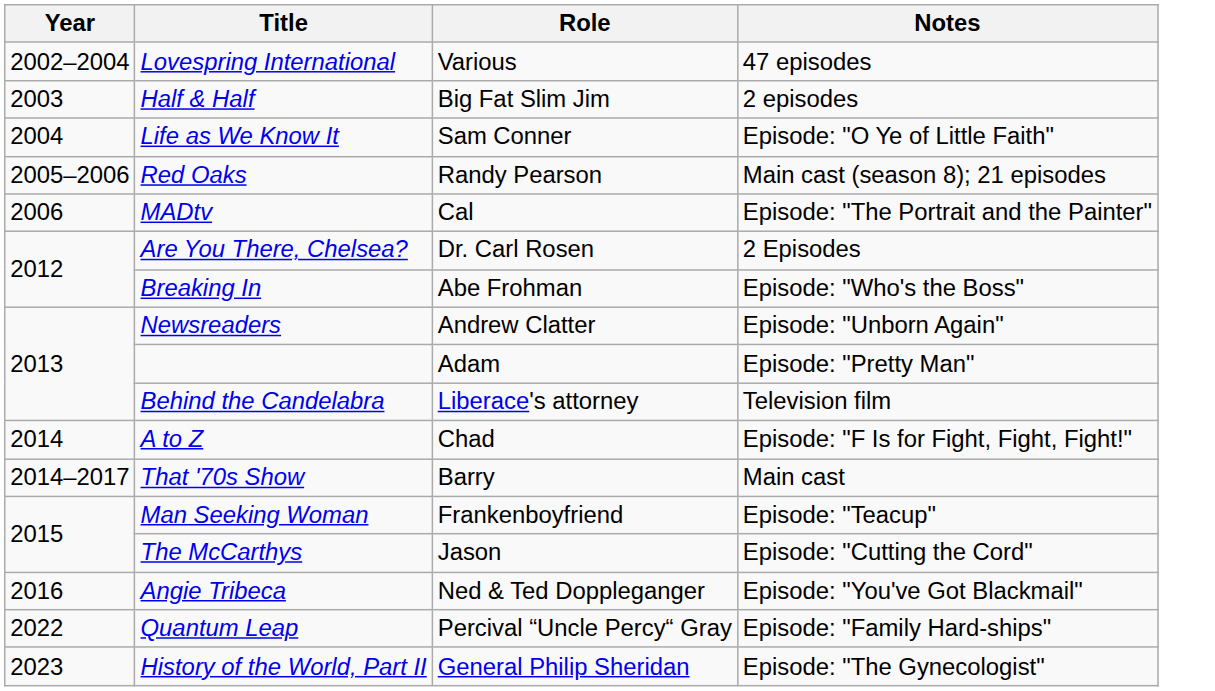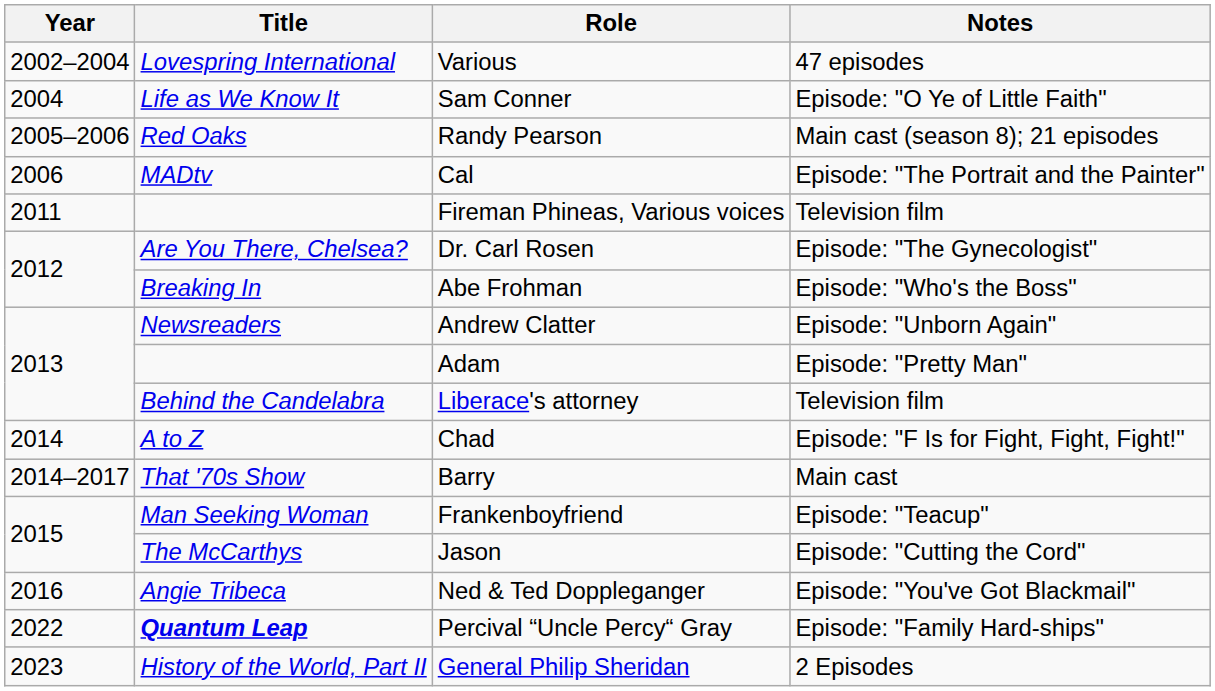- row: (524, 99)
+ row: (611, 212)
(802, 250) 2 Episodes -> (946, 250) Episode: "The Gynecologist"
(219, 628) normal -> (224, 628) bold
(894, 666) Episode: "The Gynecologist" -> (854, 666) 2 Episodes
